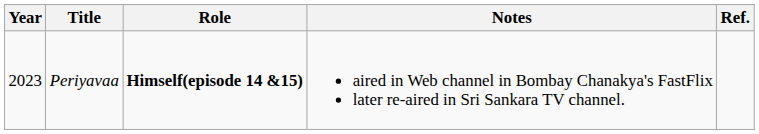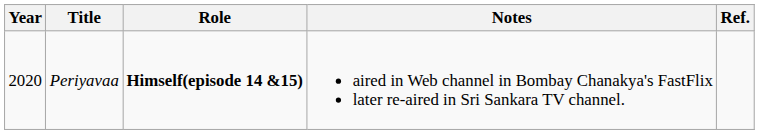(25, 80) 2023 -> (25, 80) 2020
